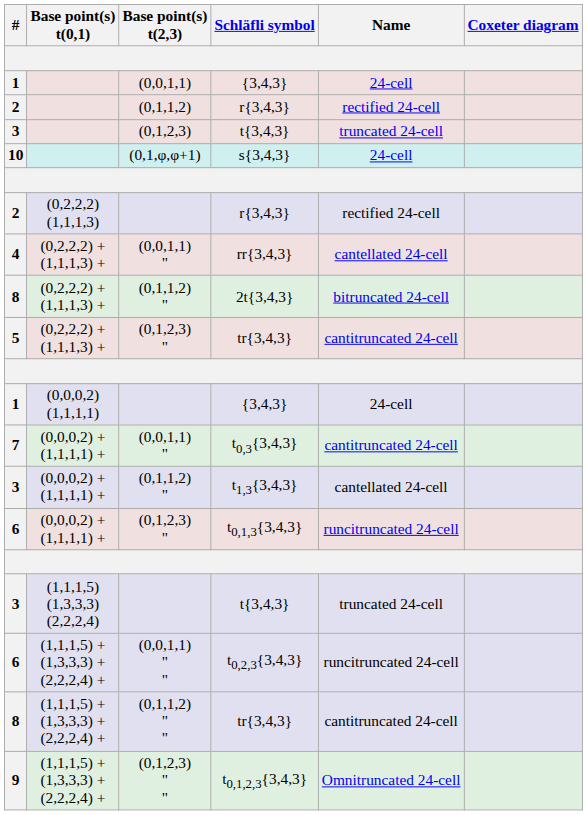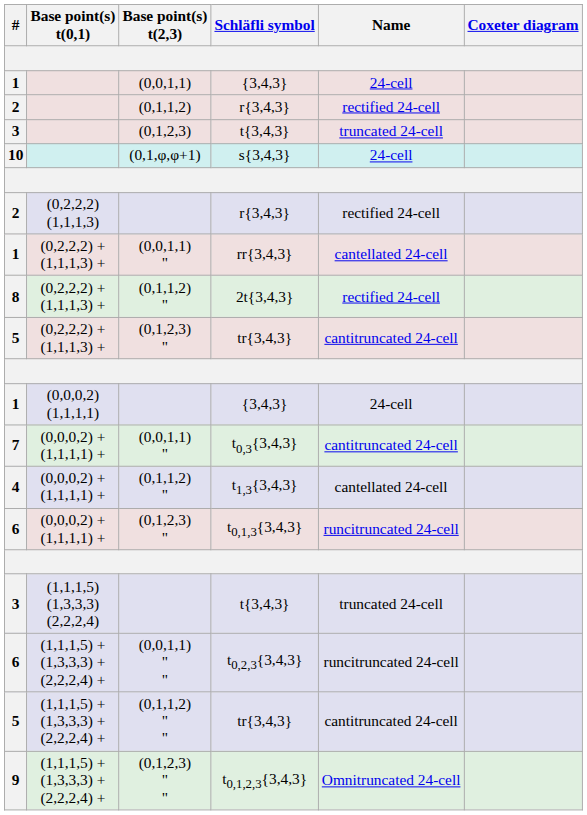(16, 254) 4 -> (16, 254) 1
(391, 296) bitruncated 24-cell -> (391, 296) rectified 24-cell
(16, 487) 3 -> (16, 487) 4
(16, 721) 8 -> (16, 721) 5
